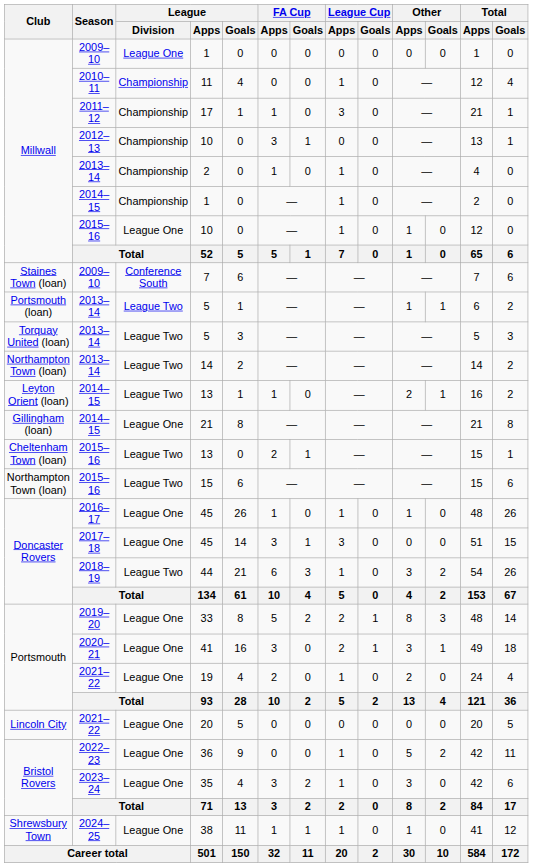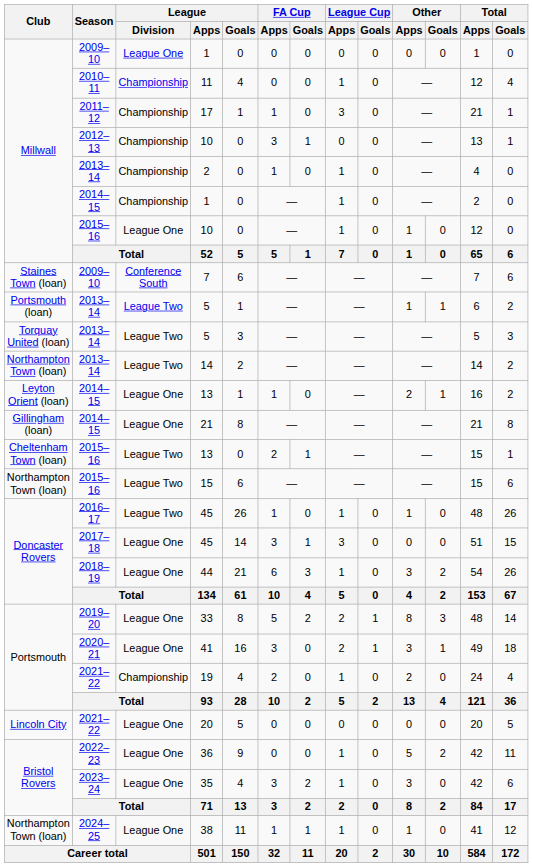(153, 395) League Two -> (153, 395) League One
(153, 513) League One -> (153, 513) League Two
(153, 572) League Two -> (153, 572) League One
(153, 678) League One -> (153, 678) Championship
(38, 830) Shrewsbury Town -> (38, 830) Northampton Town (loan)
